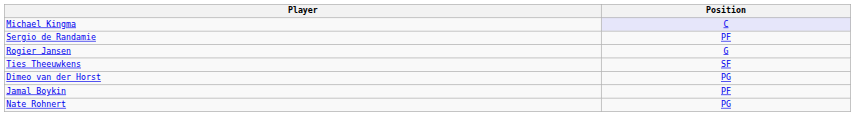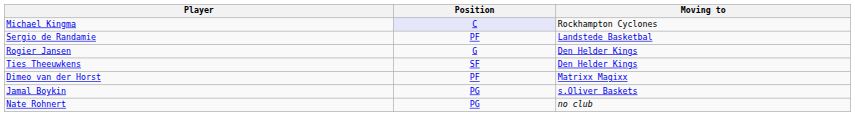+ column: (703, 11)
(726, 78) PG -> (475, 78) PF
(726, 92) PF -> (475, 92) PG
